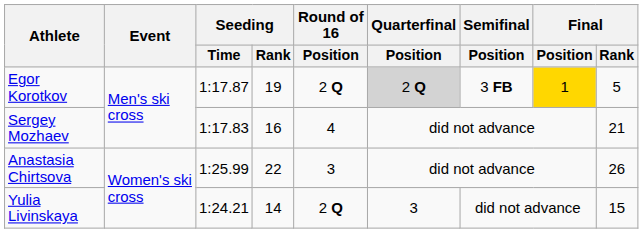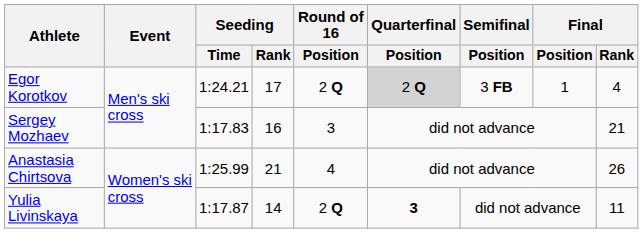(224, 88) 1:17.87 -> (224, 88) 1:24.21
(273, 88) 19 -> (273, 88) 17
(565, 88) gold background -> (565, 88) no background
(617, 88) 5 -> (617, 88) 4
(331, 128) 4 -> (331, 128) 3
(273, 168) 22 -> (273, 168) 21
(331, 168) 3 -> (331, 168) 4
(224, 209) 1:24.21 -> (224, 209) 1:17.87
(414, 209) normal -> (414, 209) bold
(617, 209) 15 -> (617, 209) 11
